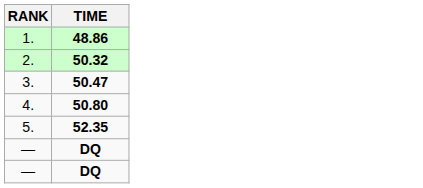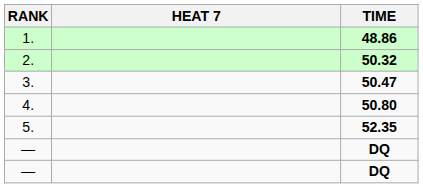+ column: (196, 16)
